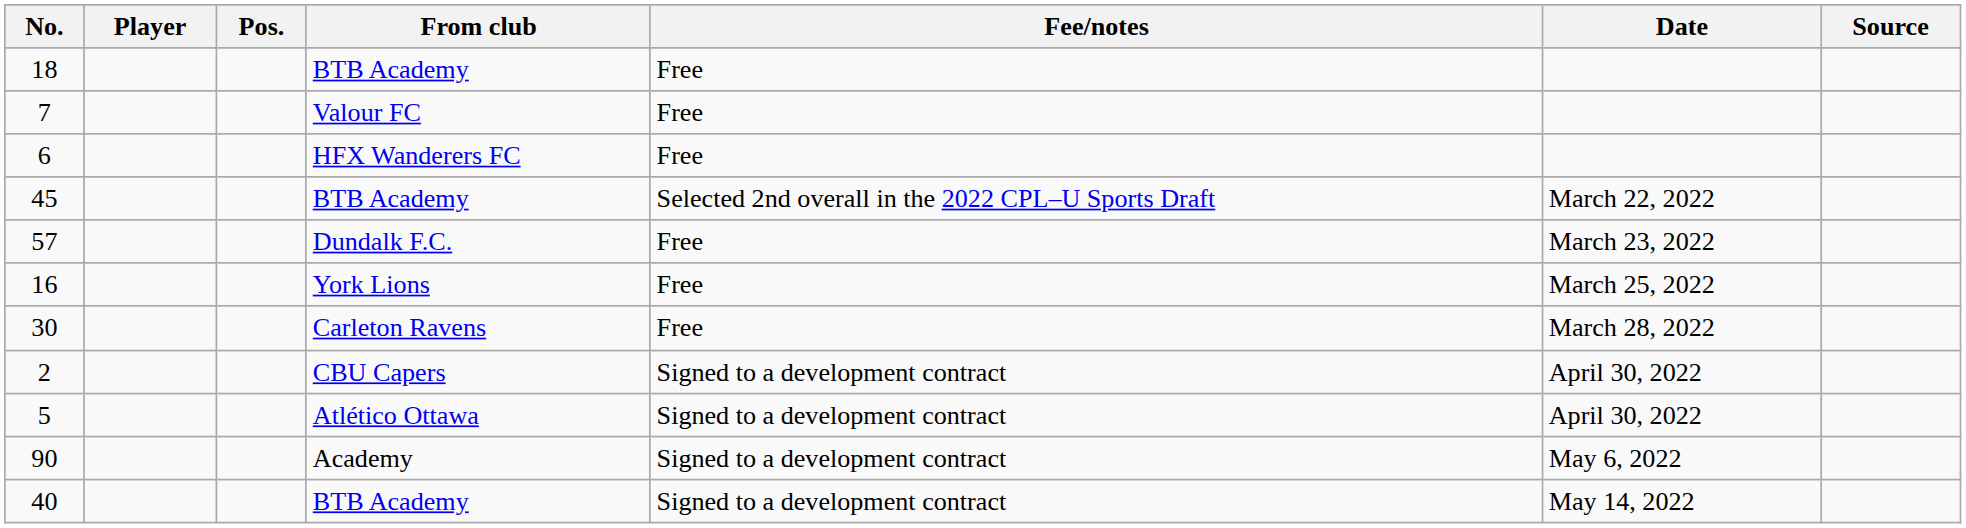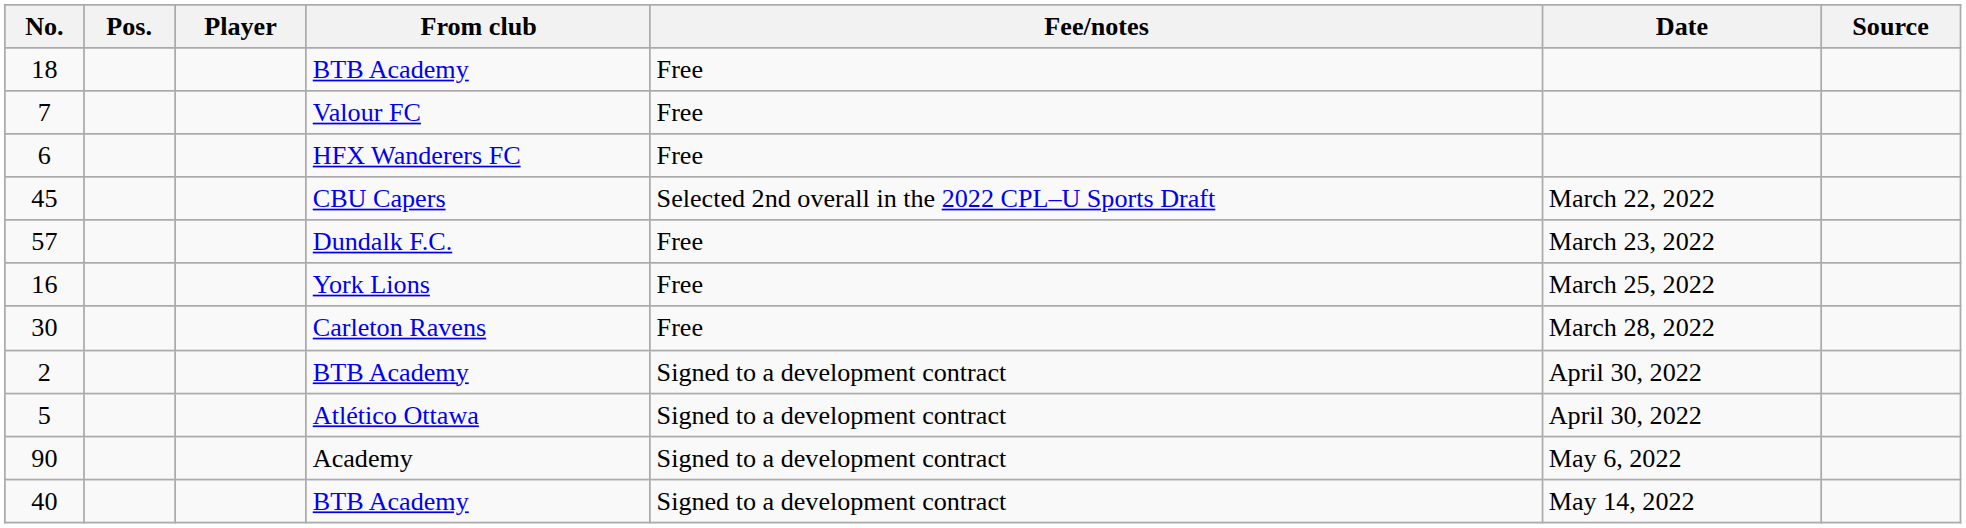columns swapped: (261, 26) <-> (150, 26)
(391, 198) BTB Academy -> (379, 198) CBU Capers
(379, 371) CBU Capers -> (391, 371) BTB Academy
